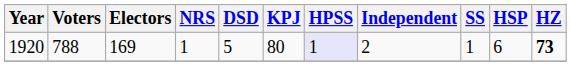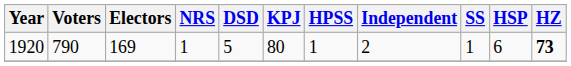(66, 46) 788 -> (66, 46) 790
(313, 46) lavender background -> (313, 46) no background
